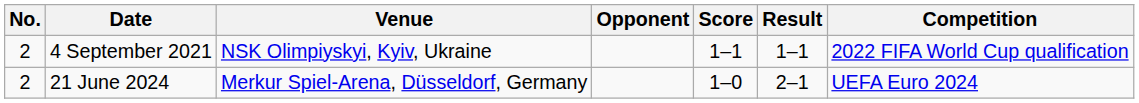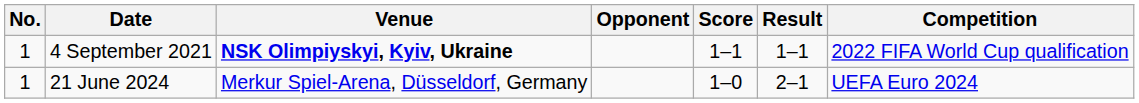(25, 51) 2 -> (25, 51) 1
(356, 51) normal -> (367, 51) bold
(25, 82) 2 -> (25, 82) 1
